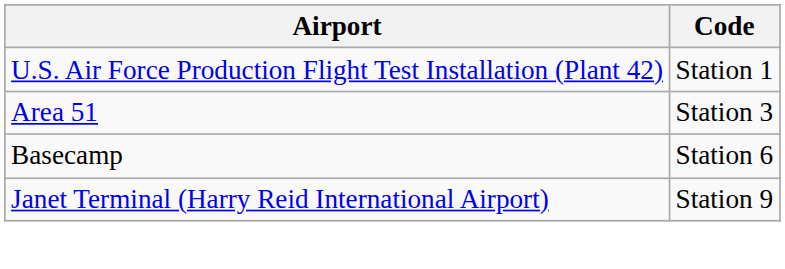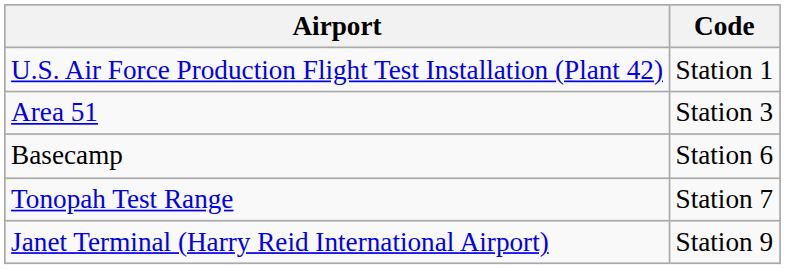+ row: (122, 198)
